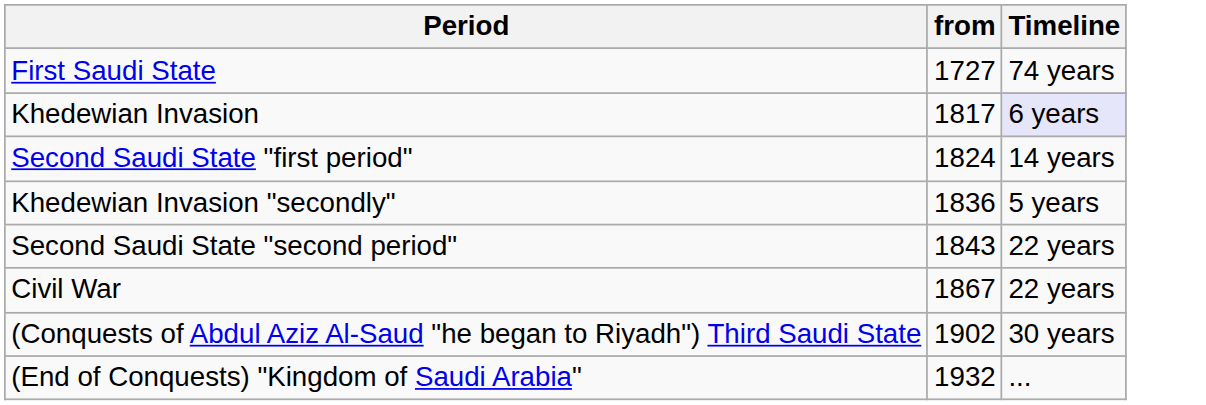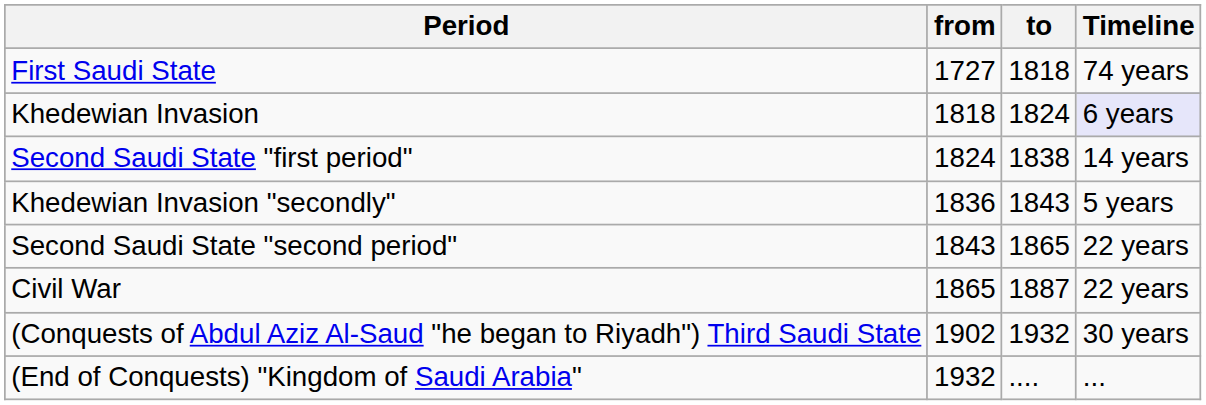+ column: (1039, 26)
(965, 114) 1817 -> (965, 114) 1818
(965, 289) 1867 -> (965, 289) 1865
